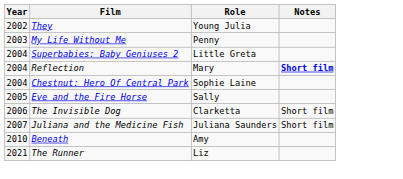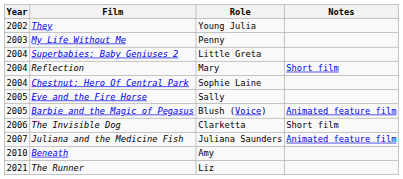(307, 68) bold -> (313, 68) normal
+ row: (113, 111)
(307, 125) Short film -> (341, 139) Animated feature film
